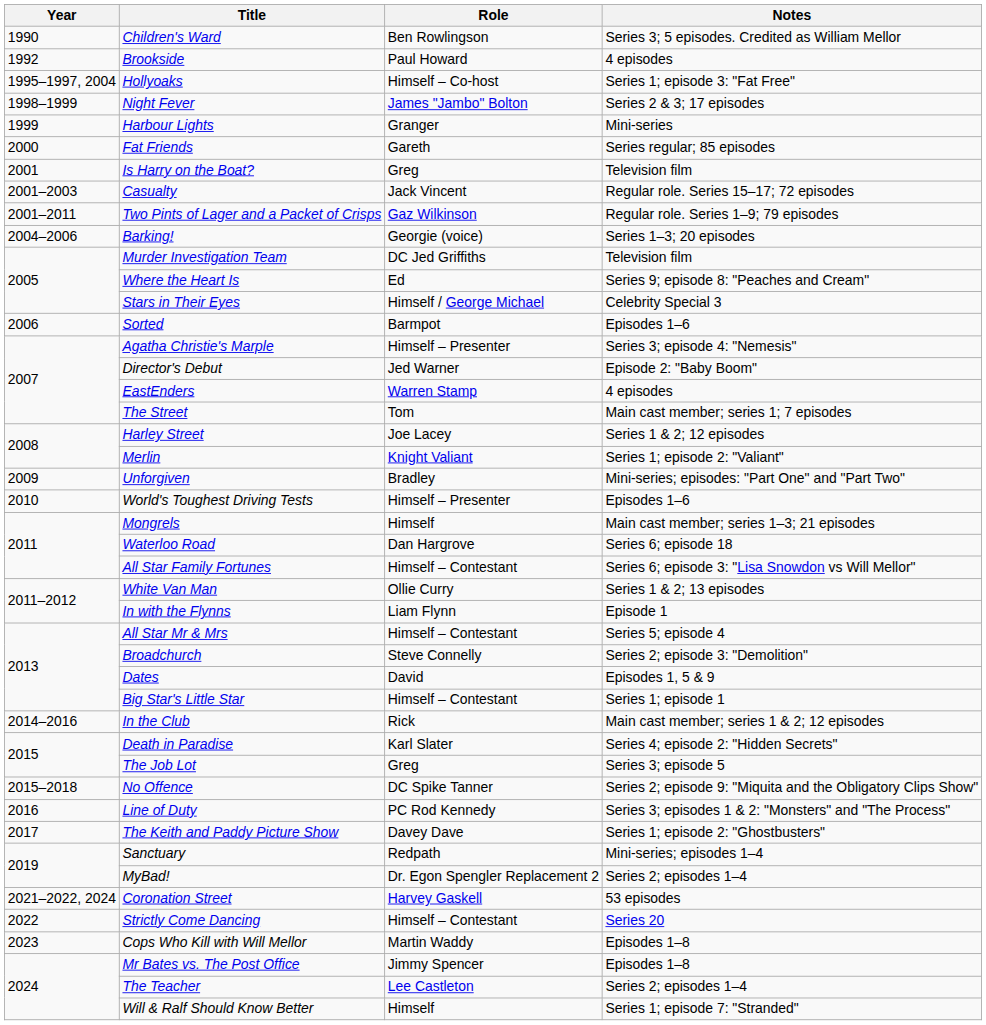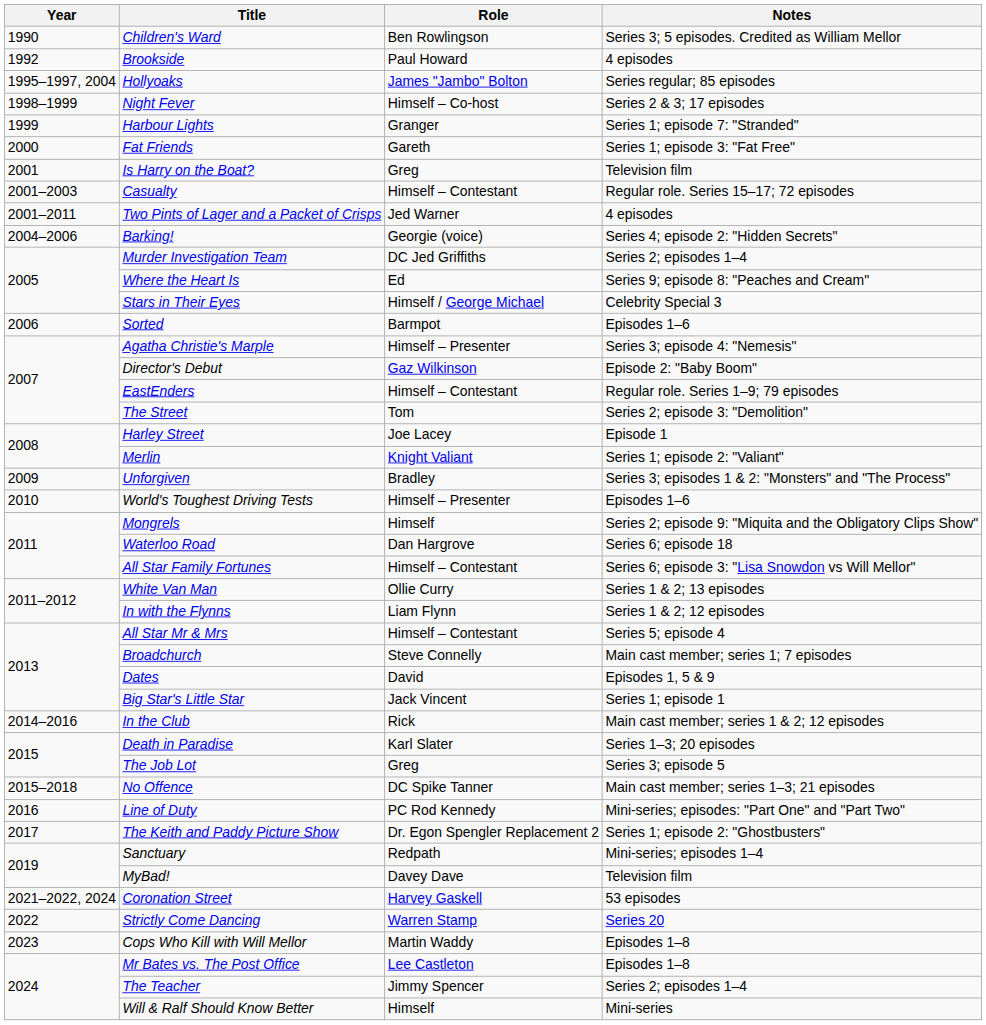(443, 81) Himself – Co-host -> (458, 81) James "Jambo" Bolton
(700, 81) Series 1; episode 3: "Fat Free" -> (690, 81) Series regular; 85 episodes
(458, 103) James "Jambo" Bolton -> (443, 103) Himself – Co-host
(639, 125) Mini-series -> (702, 125) Series 1; episode 7: "Stranded"
(690, 147) Series regular; 85 episodes -> (700, 147) Series 1; episode 3: "Fat Free"
(427, 192) Jack Vincent -> (452, 192) Himself – Contestant
(432, 214) Gaz Wilkinson -> (424, 214) Jed Warner
(722, 214) Regular role. Series 1–9; 79 episodes -> (639, 214) 4 episodes
(680, 236) Series 1–3; 20 episodes -> (721, 236) Series 4; episode 2: "Hidden Secrets"
(649, 258) Television film -> (676, 258) Series 2; episodes 1–4
(424, 368) Jed Warner -> (432, 368) Gaz Wilkinson
(432, 390) Warren Stamp -> (452, 390) Himself – Contestant
(639, 390) 4 episodes -> (722, 390) Regular role. Series 1–9; 79 episodes
(728, 412) Main cast member; series 1; 7 episodes -> (707, 412) Series 2; episode 3: "Demolition"
(685, 434) Series 1 & 2; 12 episodes -> (636, 434) Episode 1
(755, 479) Mini-series; episodes: "Part One" and "Part Two" -> (778, 479) Series 3; episodes 1 & 2: "Monsters" and "The Process"
(740, 523) Main cast member; series 1–3; 21 episodes -> (792, 523) Series 2; episode 9: "Miquita and the Obligatory Clips Show"
(636, 611) Episode 1 -> (685, 611) Series 1 & 2; 12 episodes
(707, 655) Series 2; episode 3: "Demolition" -> (728, 655) Main cast member; series 1; 7 episodes
(452, 699) Himself – Contestant -> (427, 699) Jack Vincent
(721, 744) Series 4; episode 2: "Hidden Secrets" -> (680, 744) Series 1–3; 20 episodes
(792, 788) Series 2; episode 9: "Miquita and the Obligatory Clips Show" -> (740, 788) Main cast member; series 1–3; 21 episodes
(778, 810) Series 3; episodes 1 & 2: "Monsters" and "The Process" -> (755, 810) Mini-series; episodes: "Part One" and "Part Two"
(426, 832) Davey Dave -> (493, 832) Dr. Egon Spengler Replacement 2
(493, 876) Dr. Egon Spengler Replacement 2 -> (426, 876) Davey Dave
(676, 876) Series 2; episodes 1–4 -> (649, 876) Television film
(452, 920) Himself – Contestant -> (432, 920) Warren Stamp
(436, 964) Jimmy Spencer -> (431, 964) Lee Castleton
(431, 986) Lee Castleton -> (436, 986) Jimmy Spencer
(702, 1008) Series 1; episode 7: "Stranded" -> (639, 1008) Mini-series
